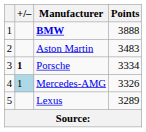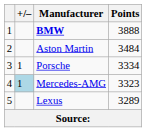(129, 48) 3483 -> (129, 48) 3484
(20, 66) bold -> (20, 66) normal
(129, 83) 3326 -> (129, 83) 3323
